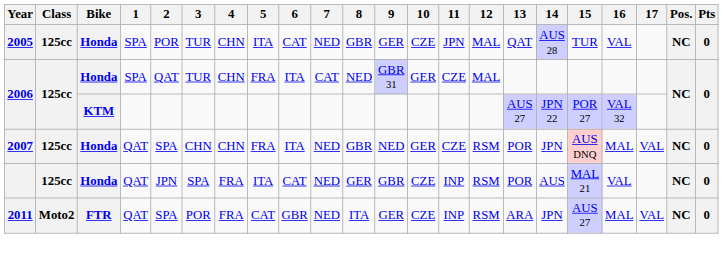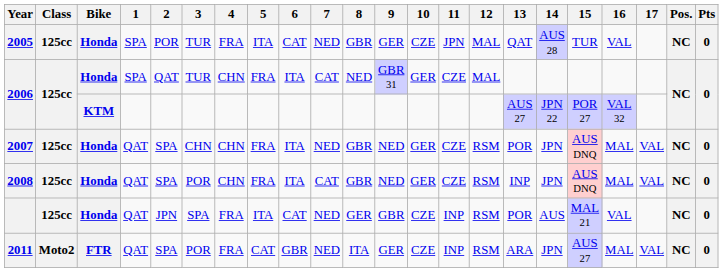(231, 42) CHN -> (231, 42) FRA
+ row: (20, 180)
